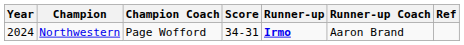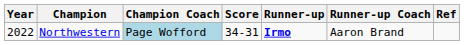(21, 32) 2024 -> (21, 32) 2022
(166, 32) no background -> (166, 32) lightblue background
